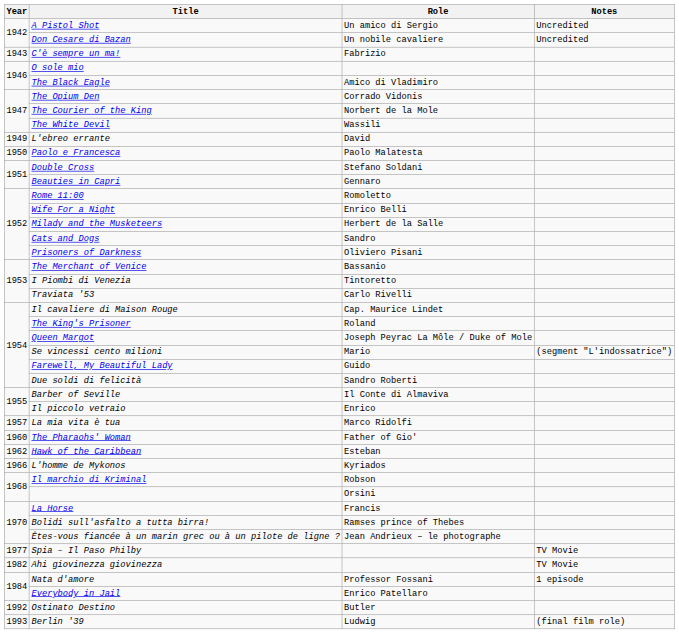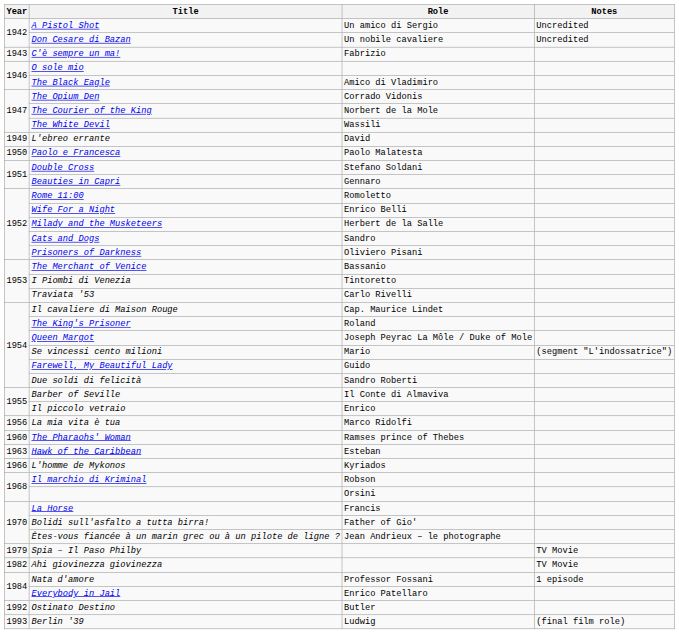(17, 423) 1957 -> (17, 423) 1956
(381, 437) Father of Gio' -> (404, 437) Ramses prince of Thebes
(17, 451) 1962 -> (17, 451) 1963
(404, 522) Ramses prince of Thebes -> (381, 522) Father of Gio'
(17, 551) 1977 -> (17, 551) 1979
